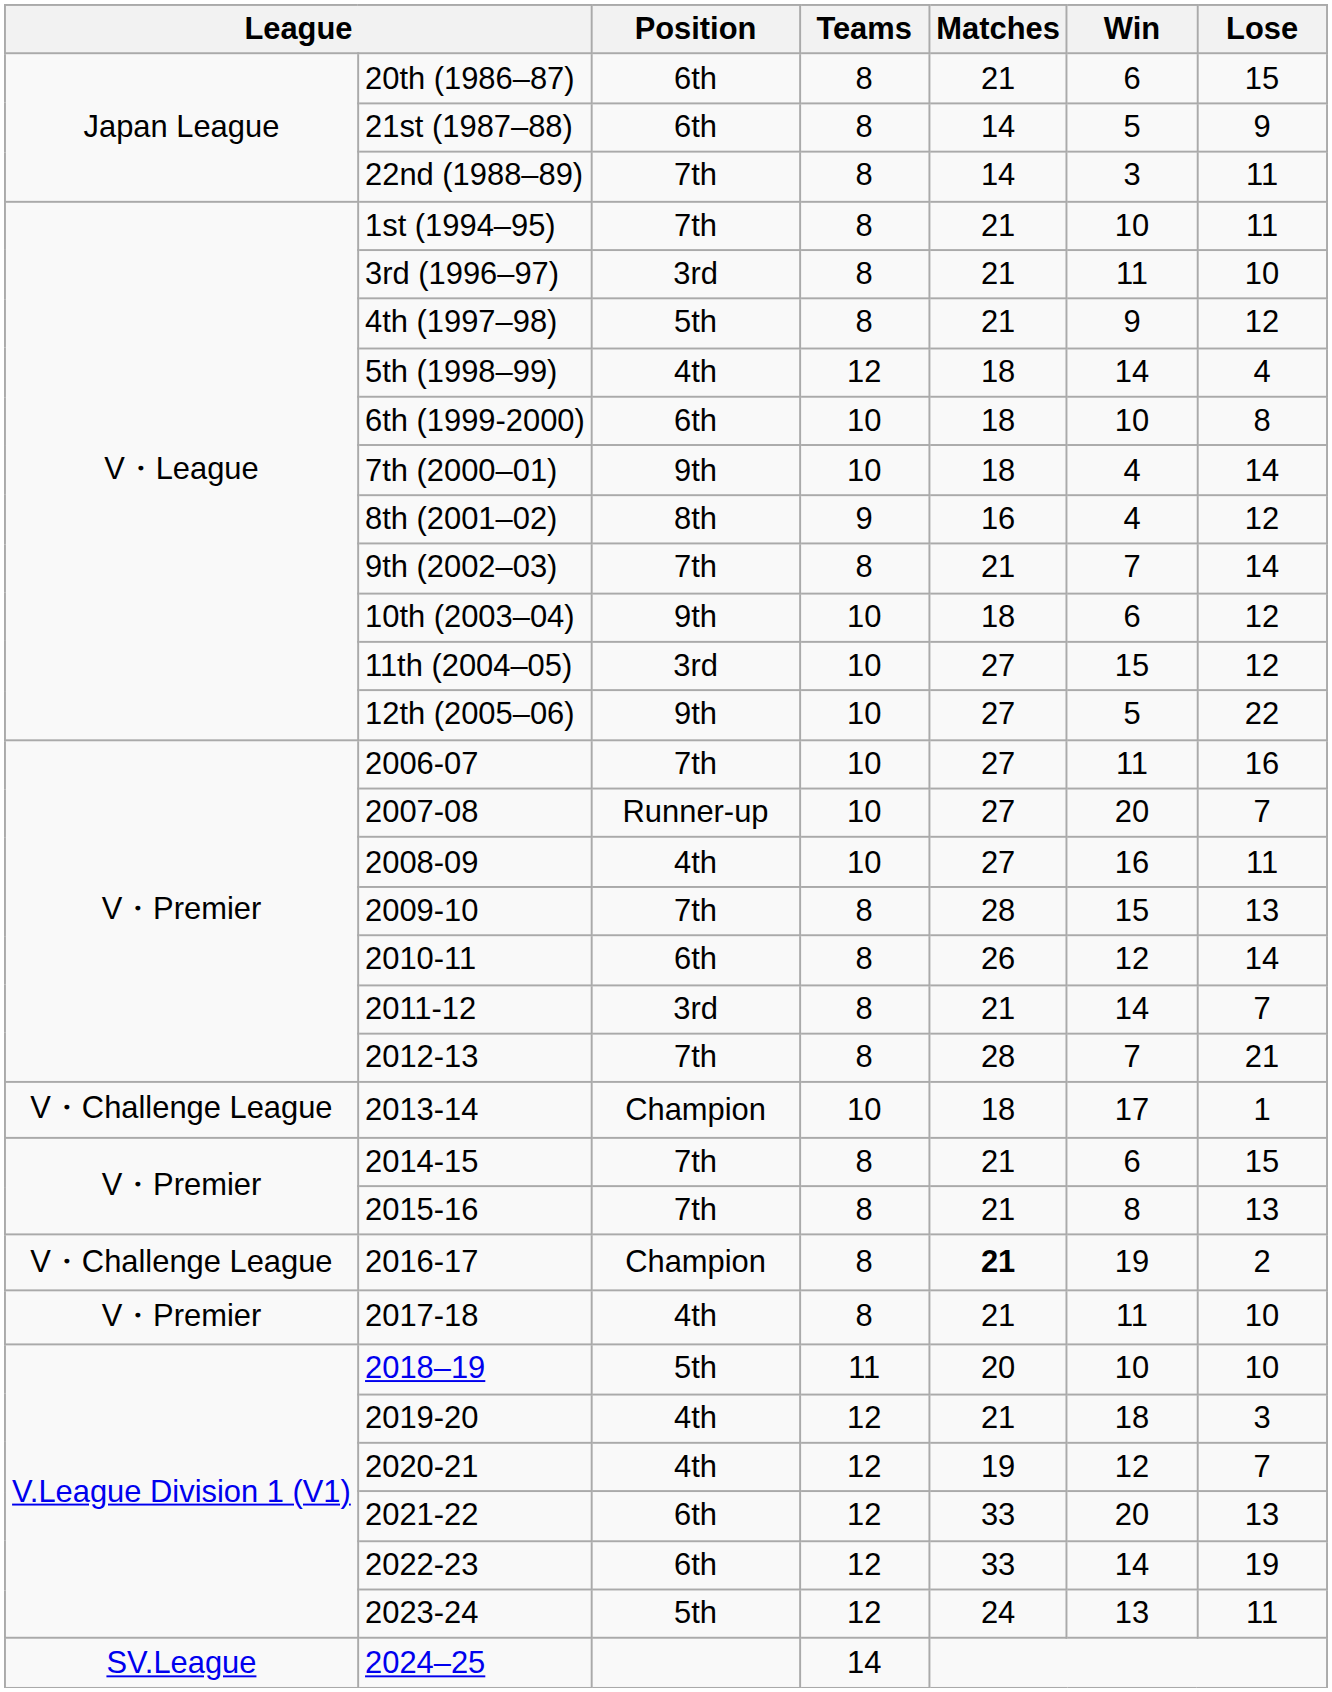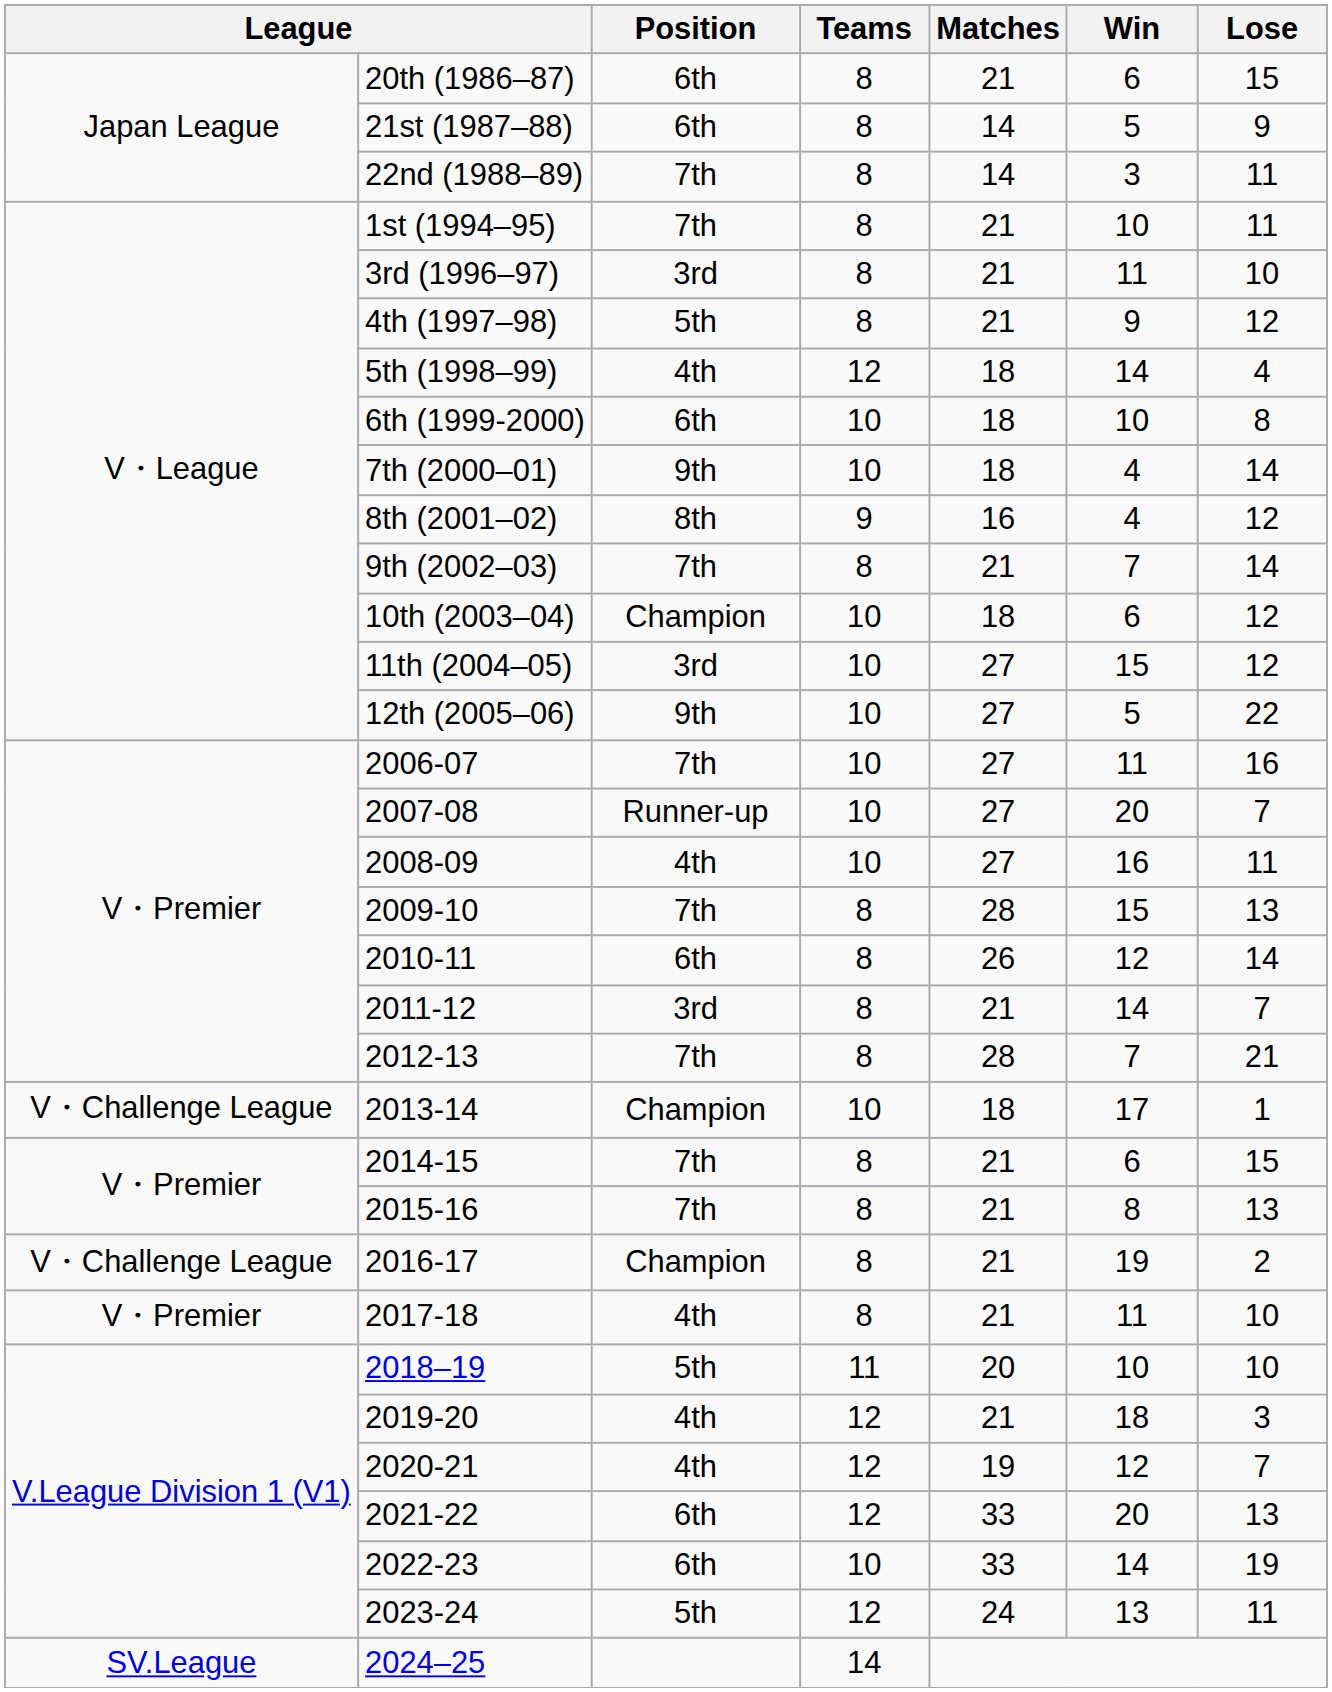(696, 616) 9th -> (696, 616) Champion
(998, 1262) bold -> (998, 1262) normal
(864, 1564) 12 -> (864, 1564) 10
